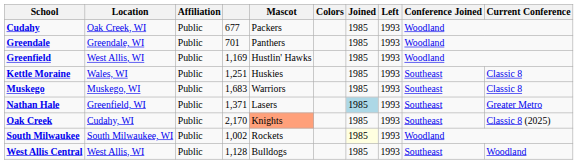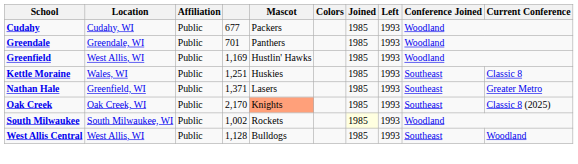(117, 27) Oak Creek, WI -> (110, 27) Cudahy, WI
- row: (26, 89)
(358, 105) lightblue background -> (358, 89) no background
(110, 120) Cudahy, WI -> (117, 105) Oak Creek, WI
